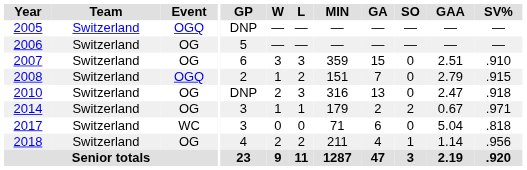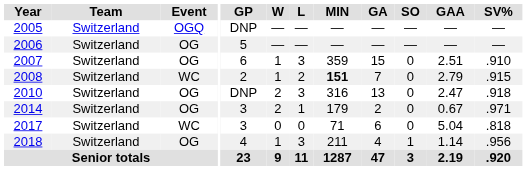(278, 60) 3 -> (278, 60) 1
(189, 76) OGQ -> (189, 76) WC
(337, 76) normal -> (337, 76) bold
(278, 109) 1 -> (278, 109) 2
(410, 109) 2 -> (410, 109) 0
(278, 141) 2 -> (278, 141) 1
(301, 141) 2 -> (301, 141) 3
